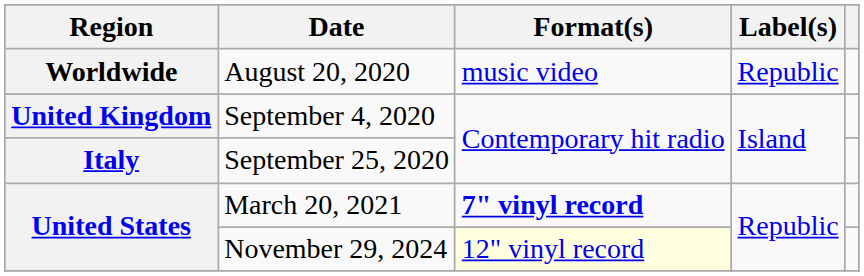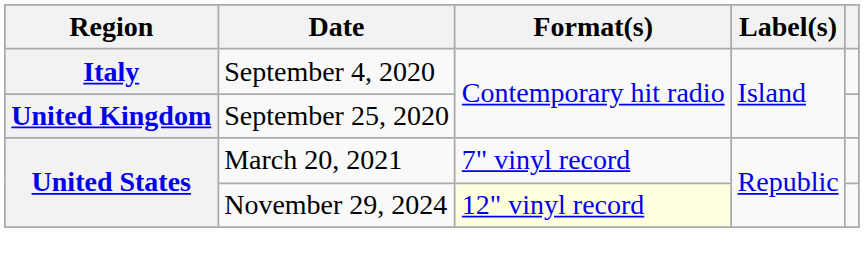- row: (317, 71)
(111, 115) United Kingdom -> (111, 71) Italy
(111, 159) Italy -> (111, 115) United Kingdom
(553, 204) bold -> (546, 159) normal
